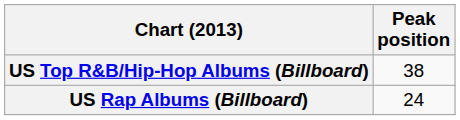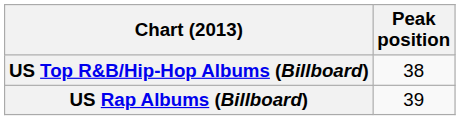(414, 99) 24 -> (414, 99) 39
